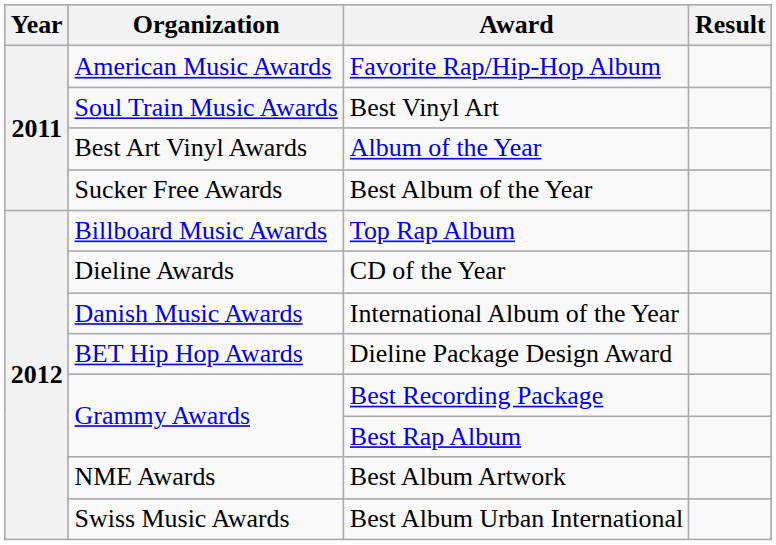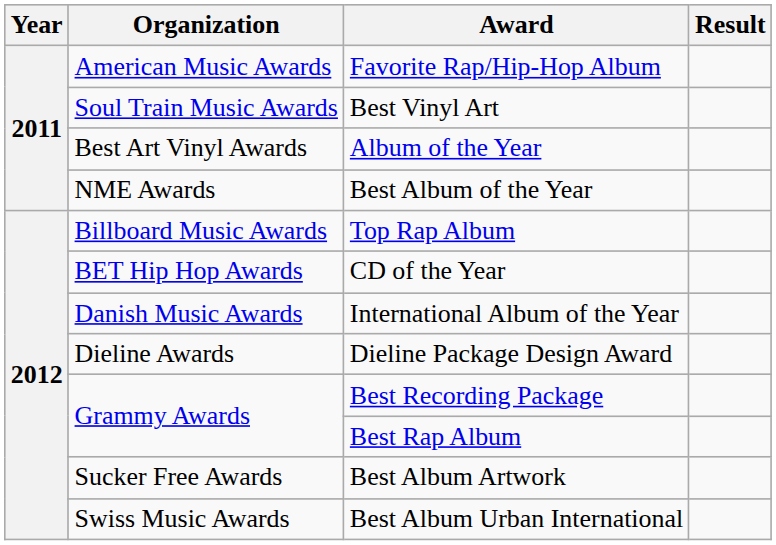(178, 189) Sucker Free Awards -> (145, 189) NME Awards
(154, 271) Dieline Awards -> (189, 271) BET Hip Hop Awards
(189, 353) BET Hip Hop Awards -> (154, 353) Dieline Awards
(145, 477) NME Awards -> (178, 477) Sucker Free Awards
